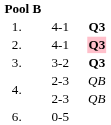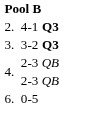- row: (17, 26)
(97, 45) pink background -> (50, 26) no background
